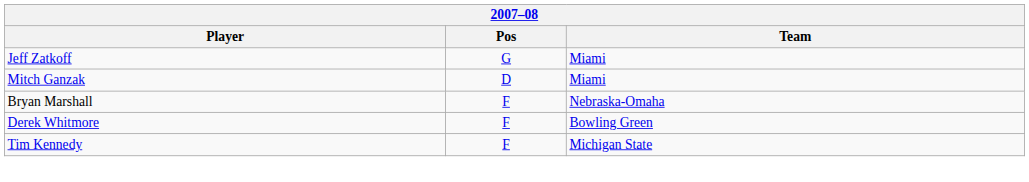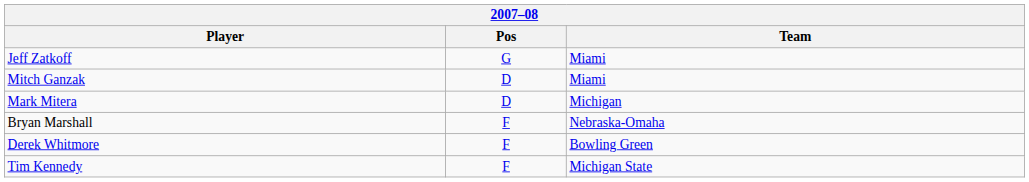+ row: (42, 101)
